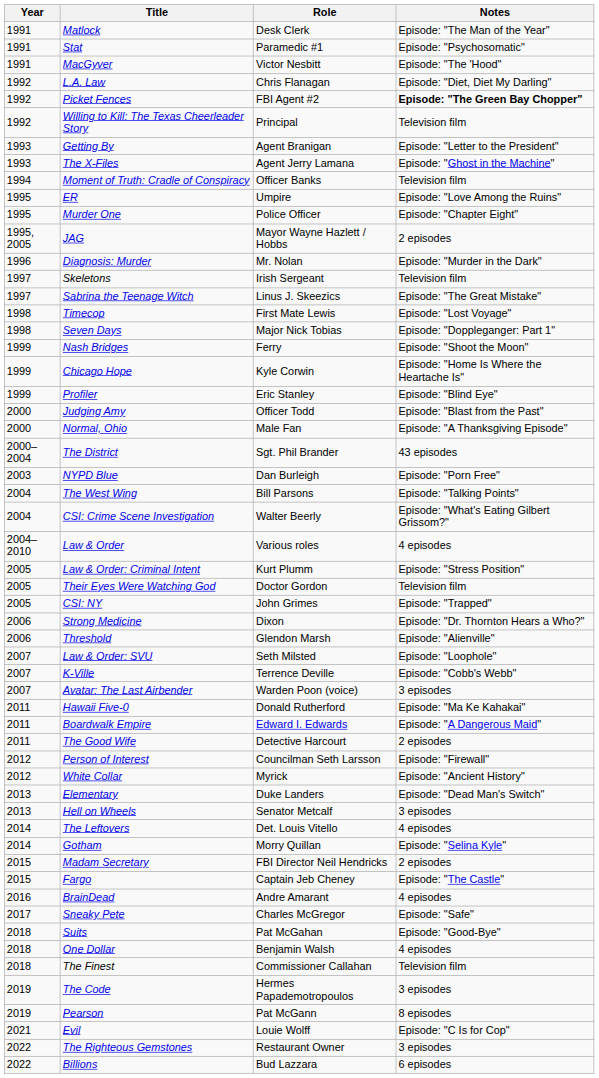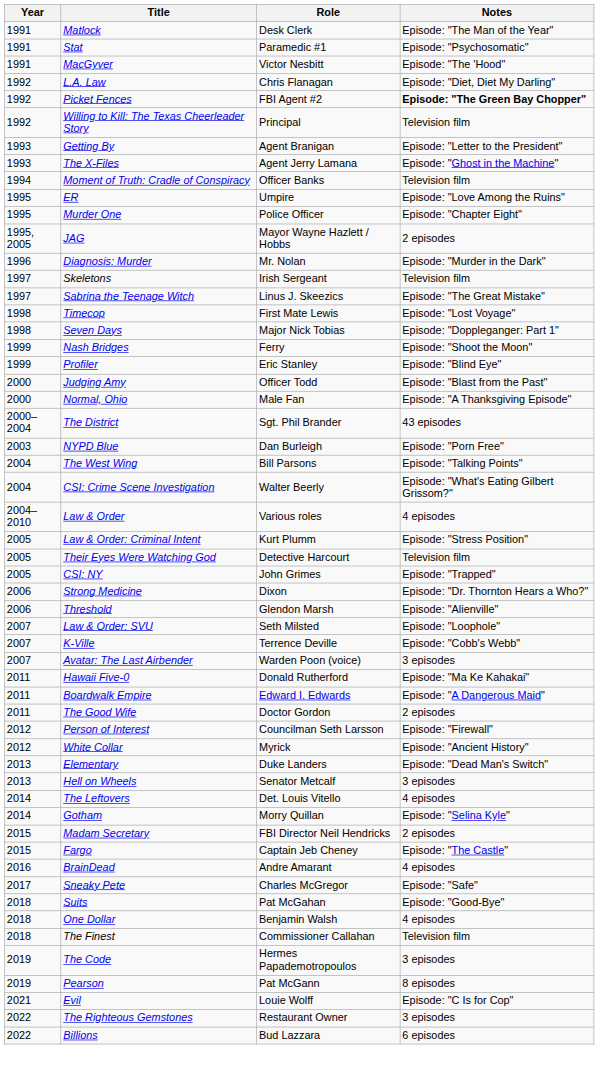- row: (97, 371)
(292, 586) Doctor Gordon -> (304, 557) Detective Harcourt
(301, 742) Detective Harcourt -> (295, 712) Doctor Gordon
